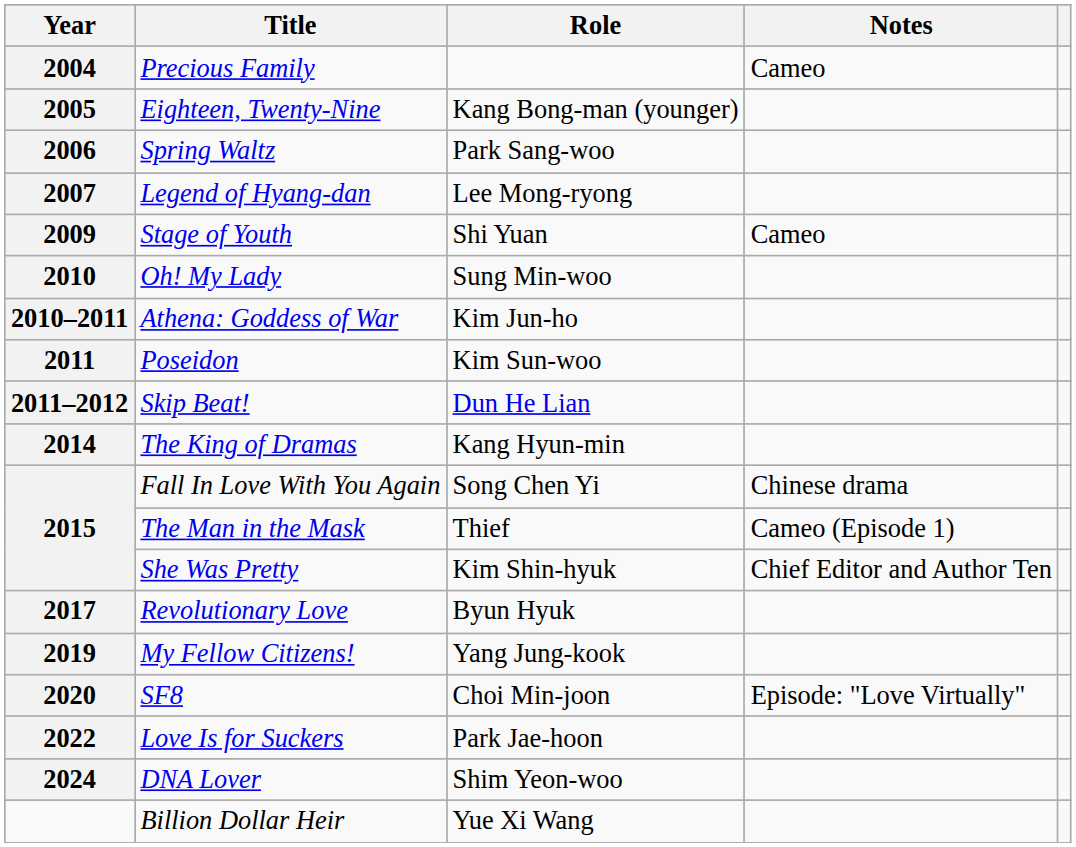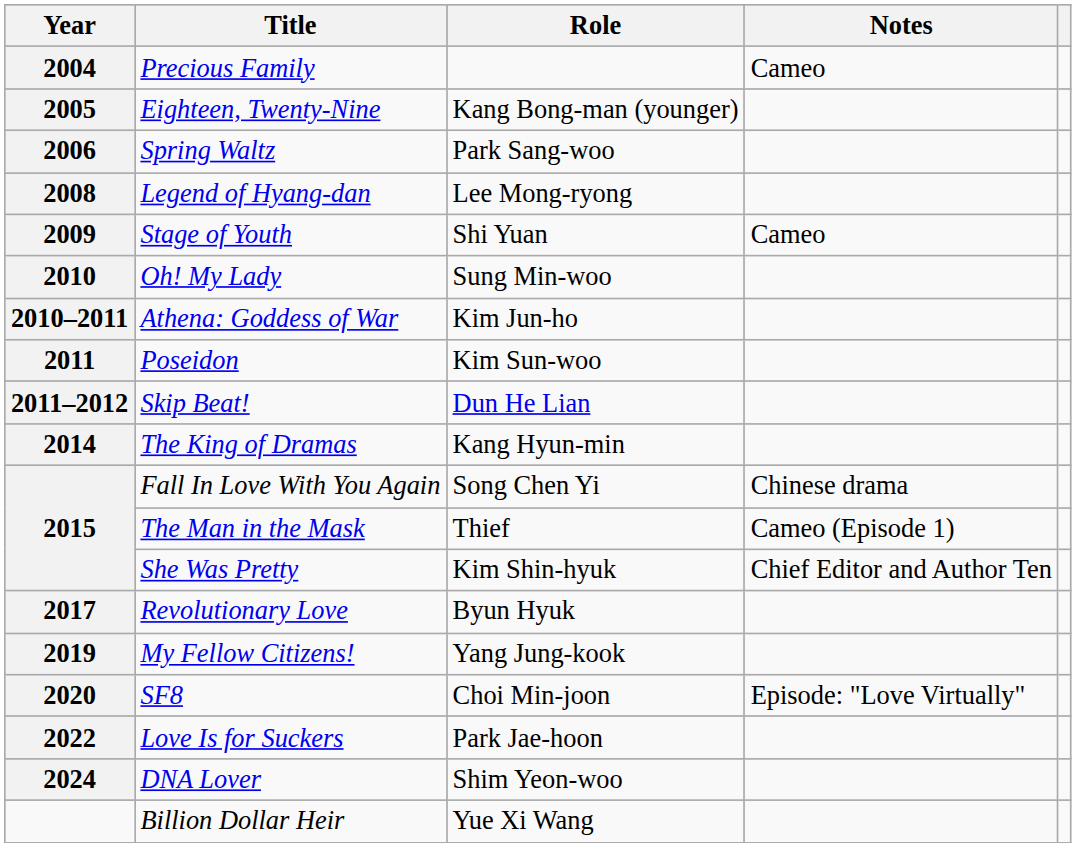(70, 192) 2007 -> (70, 192) 2008
